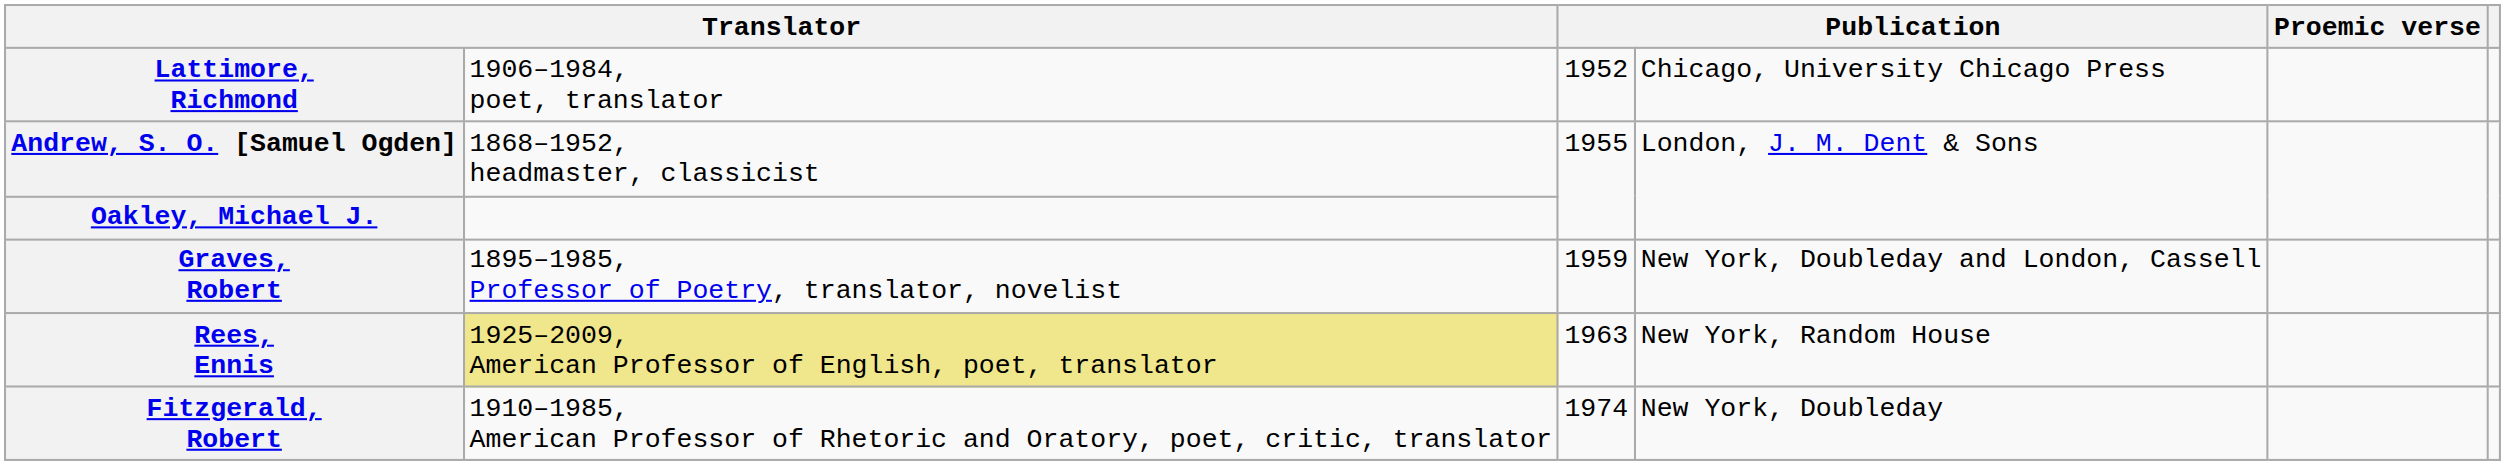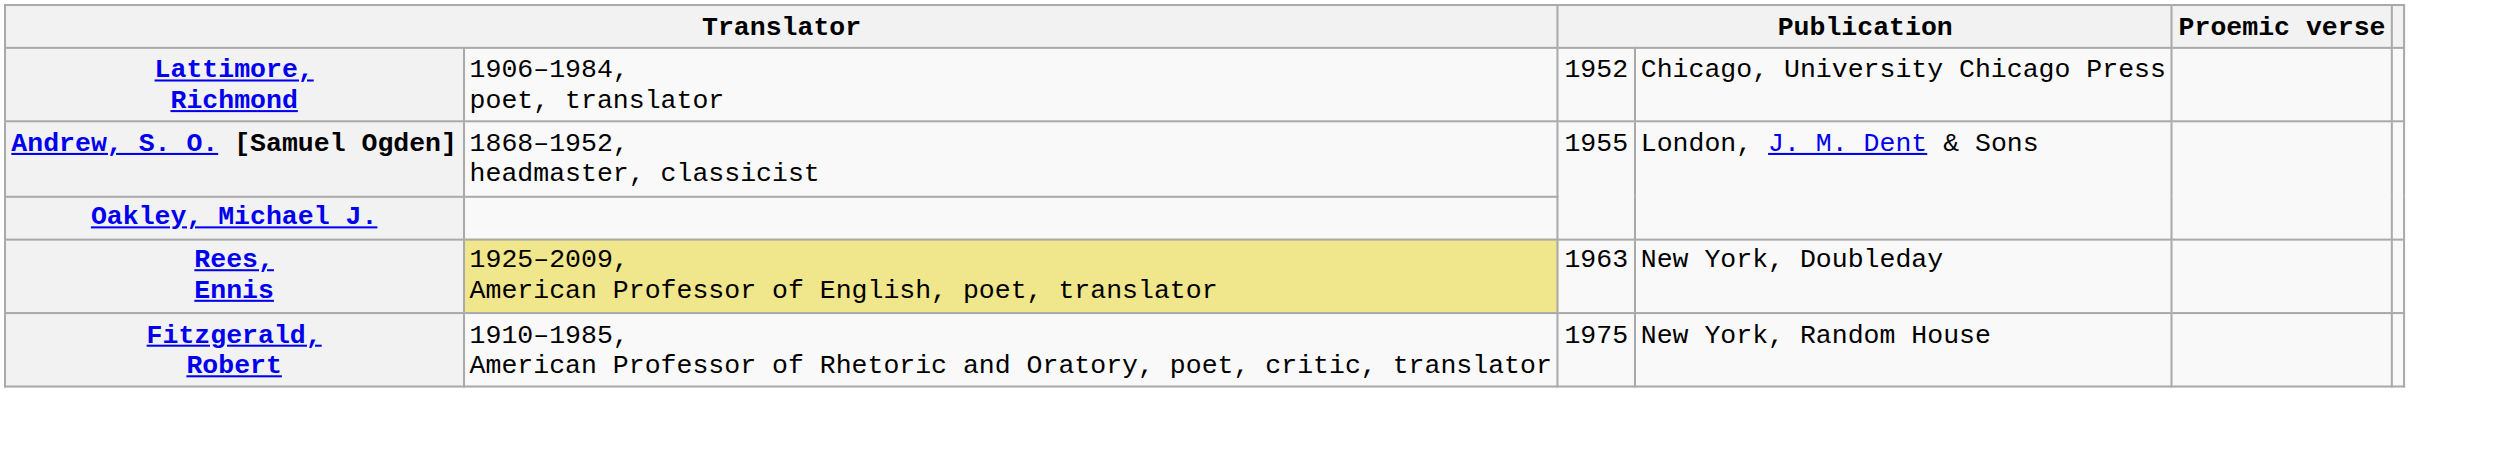- row: (234, 276)
(1816, 335) New York, Random House -> (1792, 261) New York, Doubleday
(1596, 408) 1974 -> (1596, 335) 1975
(1792, 408) New York, Doubleday -> (1816, 335) New York, Random House
